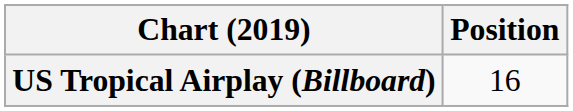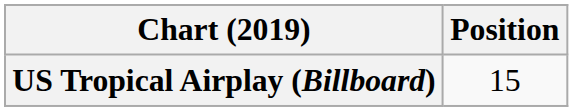(505, 79) 16 -> (505, 79) 15
